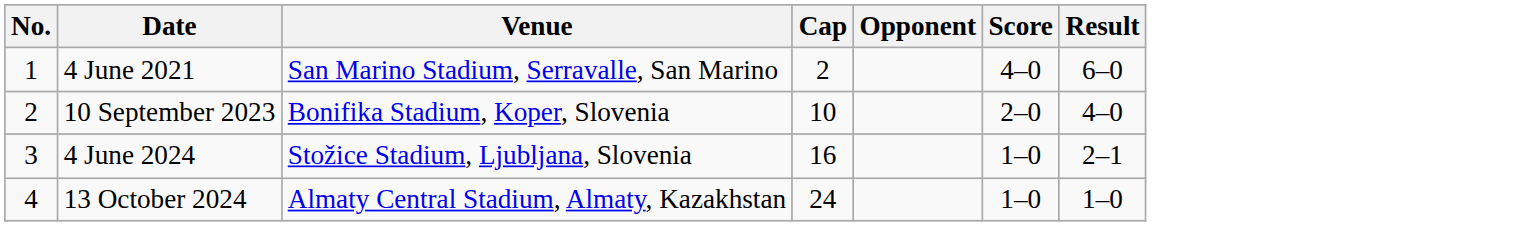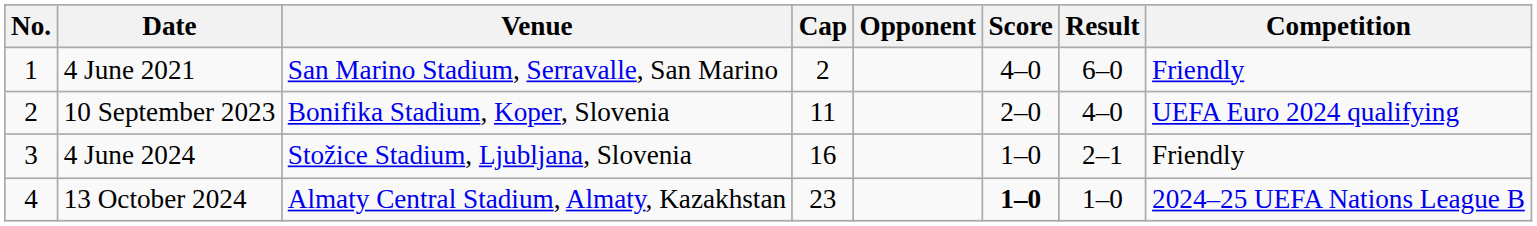+ column: (1338, 26)
(823, 112) 10 -> (823, 112) 11
(823, 198) 24 -> (823, 198) 23
(1021, 198) normal -> (1021, 198) bold
